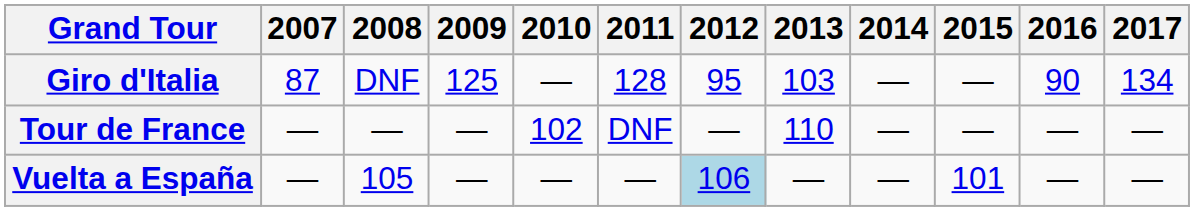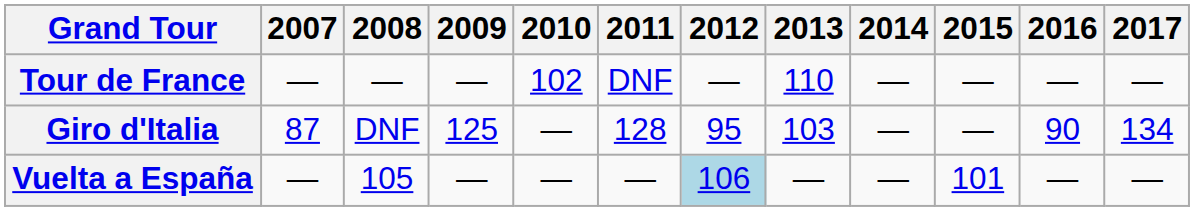rows swapped: (133, 79) <-> (133, 129)
